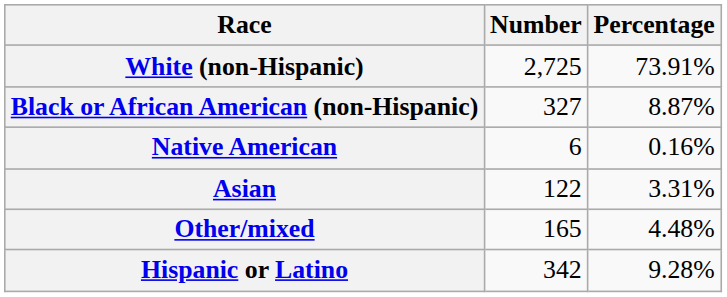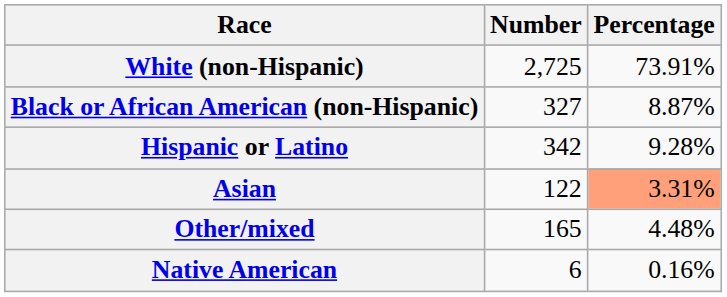rows swapped: (244, 147) <-> (244, 270)
(681, 188) no background -> (681, 188) lightsalmon background
